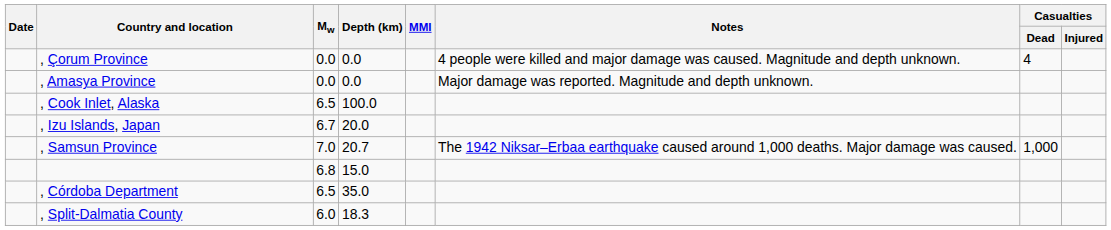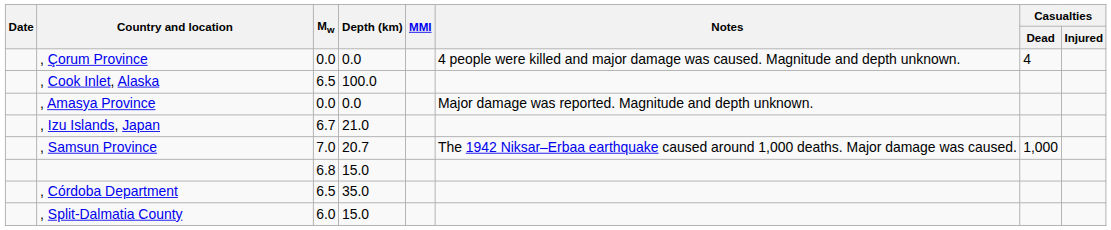rows swapped: (100, 103) <-> (98, 81)
(356, 125) 20.0 -> (356, 125) 21.0
(356, 214) 18.3 -> (356, 214) 15.0
